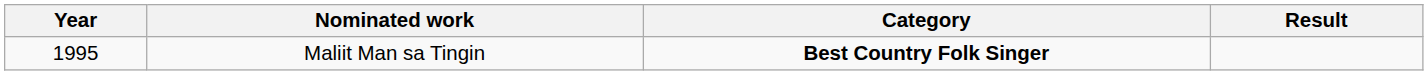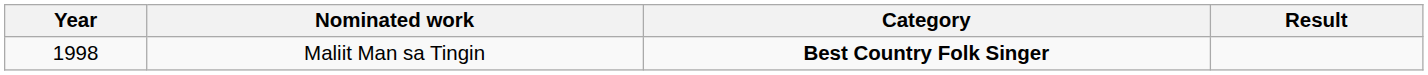(76, 53) 1995 -> (76, 53) 1998
